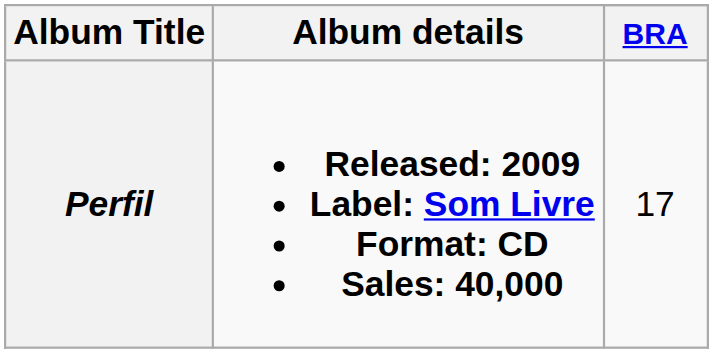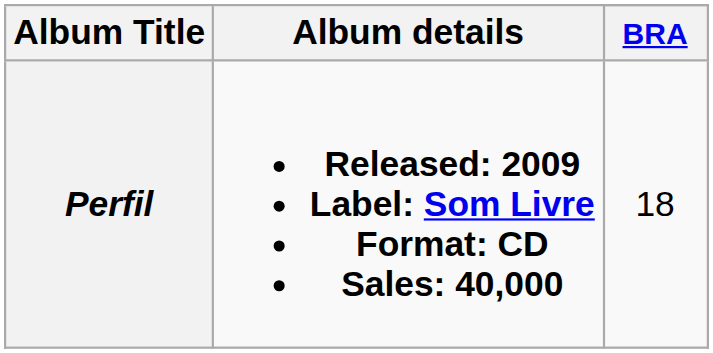(655, 203) 17 -> (655, 203) 18
